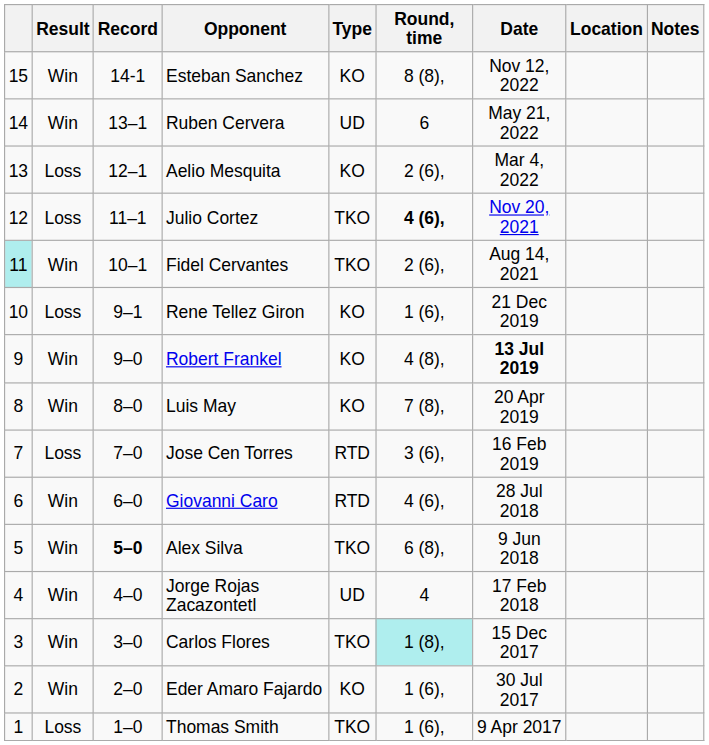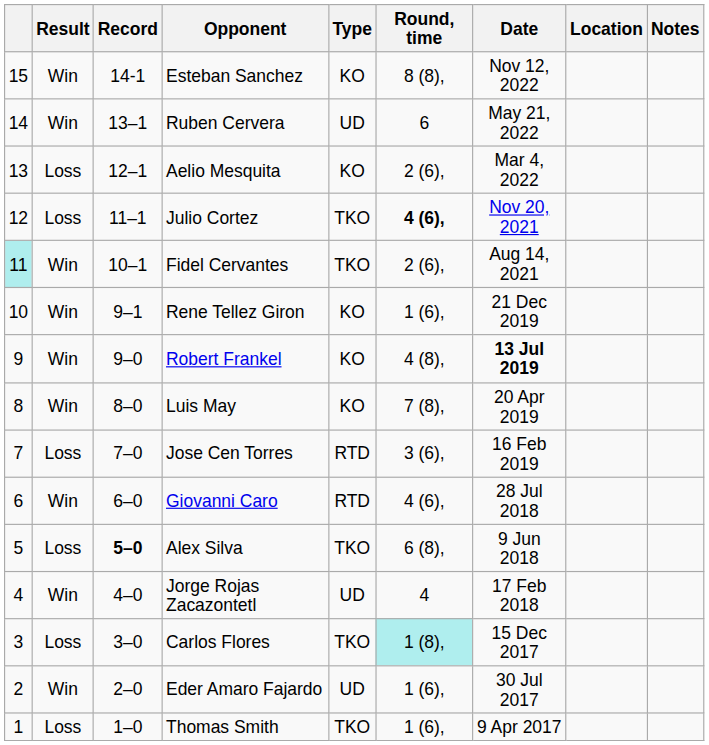(63, 312) Loss -> (63, 312) Win
(63, 548) Win -> (63, 548) Loss
(63, 642) Win -> (63, 642) Loss
(352, 689) KO -> (352, 689) UD
